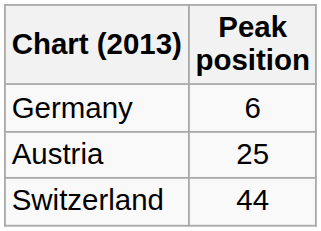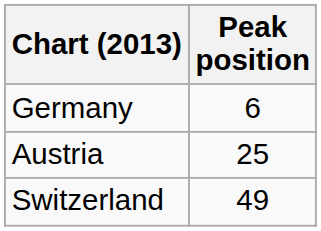(253, 201) 44 -> (253, 201) 49
